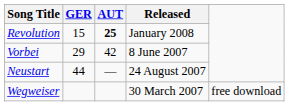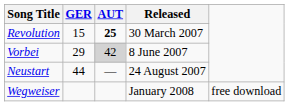(161, 33) January 2008 -> (166, 33) 30 March 2007
(110, 52) no background -> (110, 52) lightgrey background
(166, 91) 30 March 2007 -> (161, 91) January 2008
